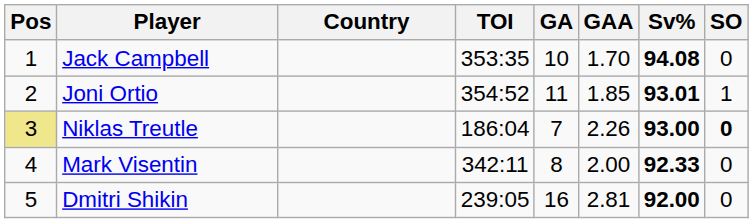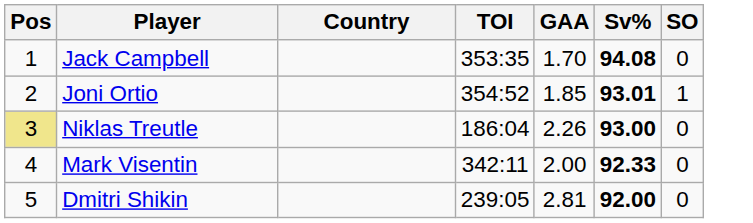- column: (556, 22)
(726, 128) bold -> (682, 128) normal
